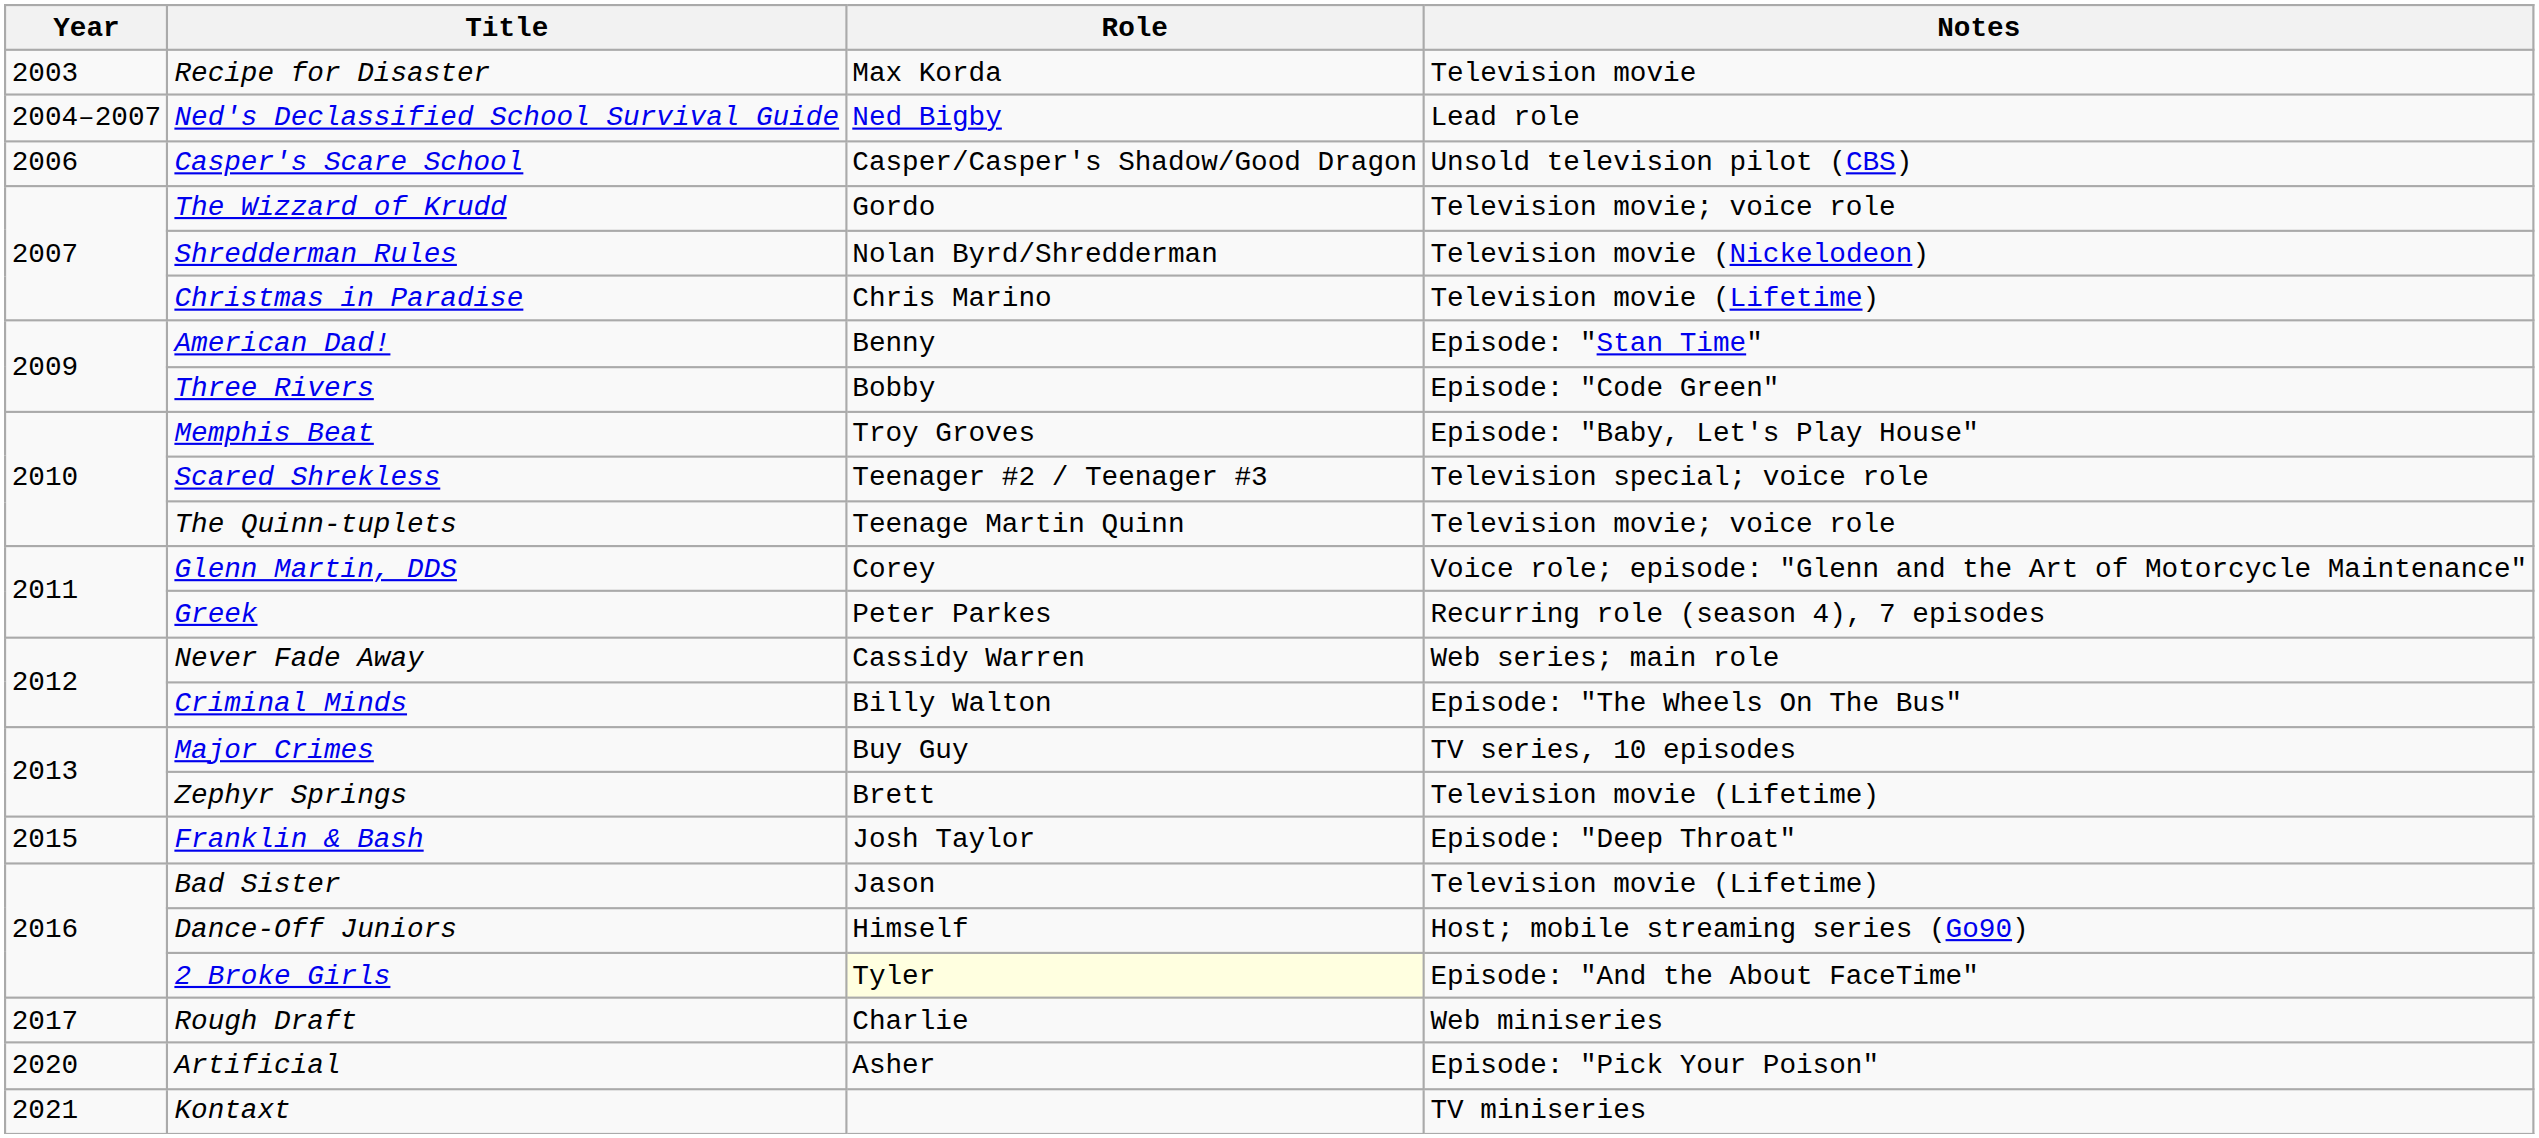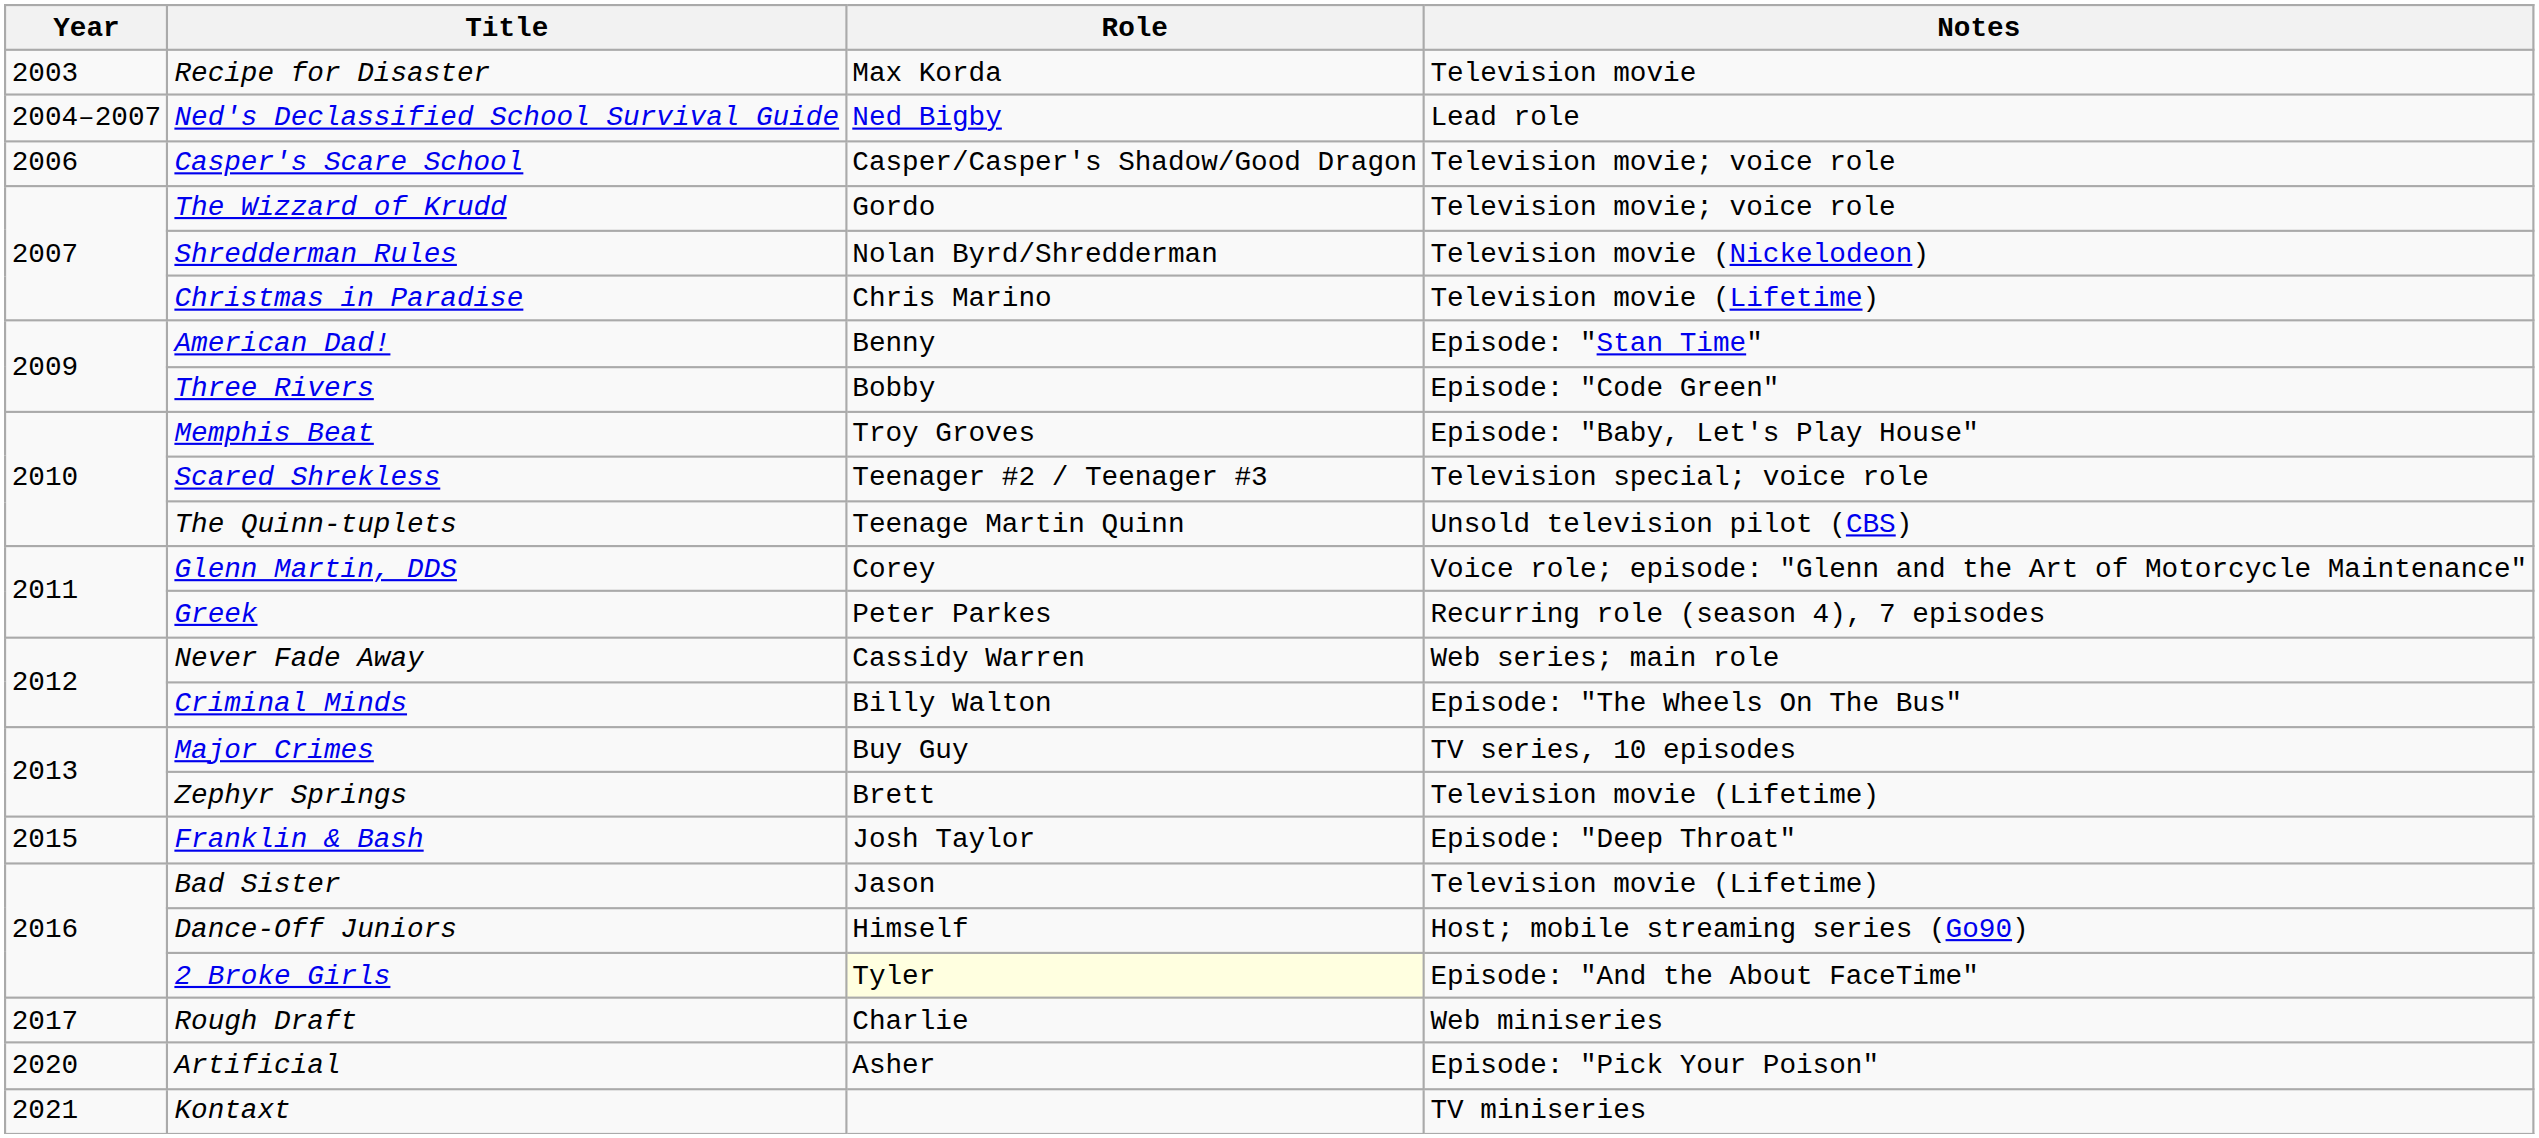(1671, 163) Unsold television pilot (CBS) -> (1663, 163) Television movie; voice role
(1663, 524) Television movie; voice role -> (1671, 524) Unsold television pilot (CBS)
